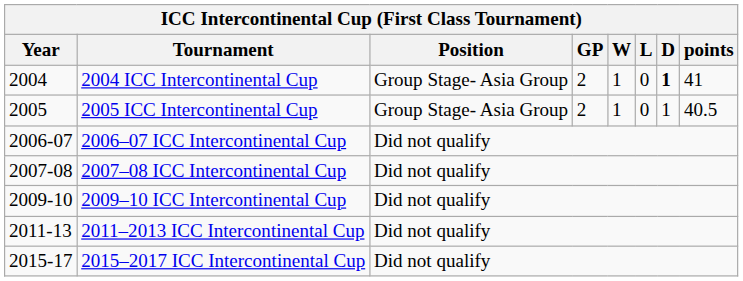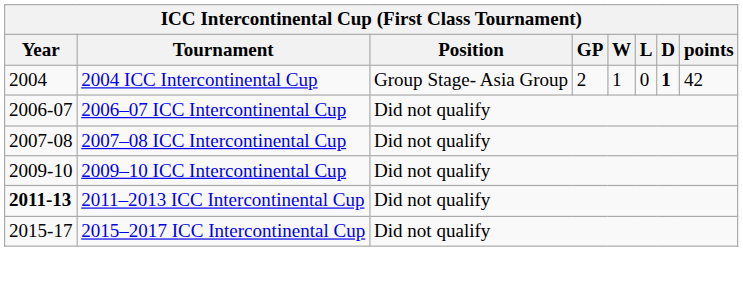(693, 79) 41 -> (693, 79) 42
- row: (199, 110)
(40, 230) normal -> (40, 200) bold
